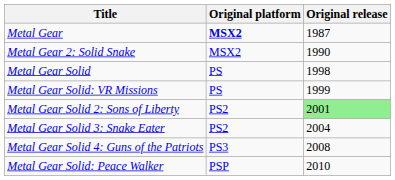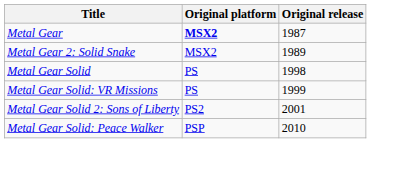(318, 52) 1990 -> (294, 52) 1989
(318, 109) lightgreen background -> (294, 109) no background
- row: (86, 128)
- row: (105, 147)
